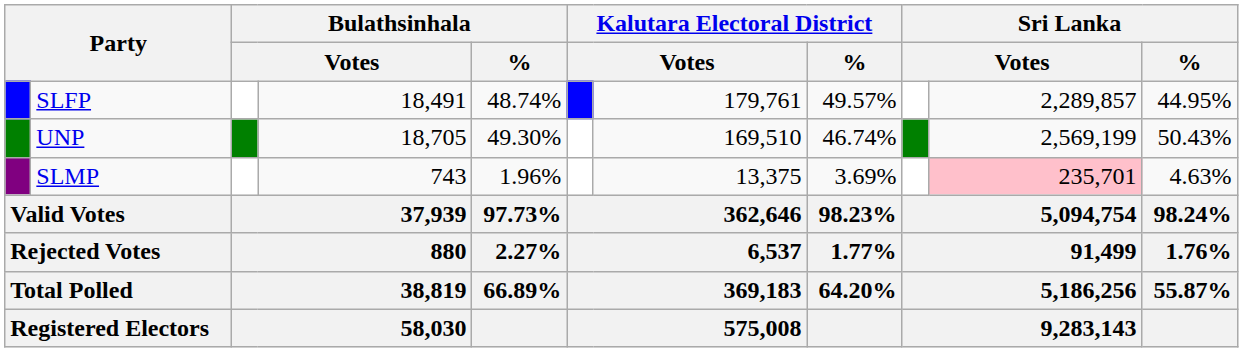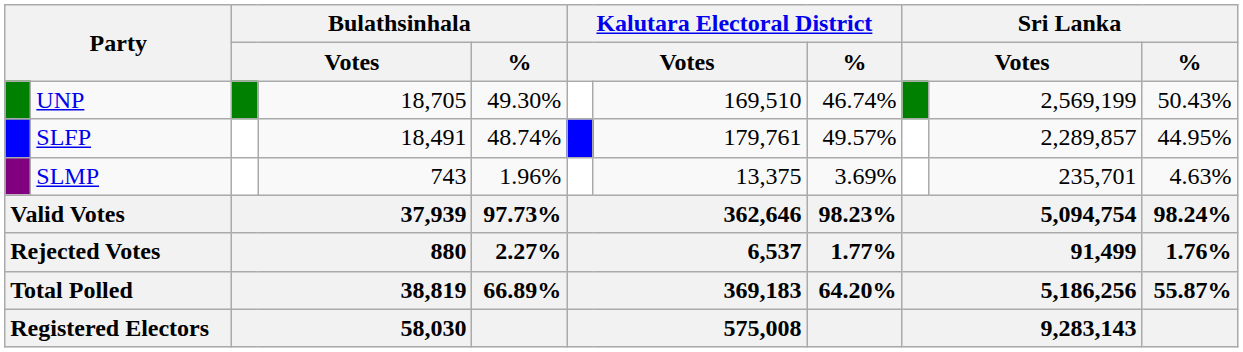rows swapped: (60, 137) <-> (64, 99)
(1098, 175) pink background -> (1098, 175) no background
